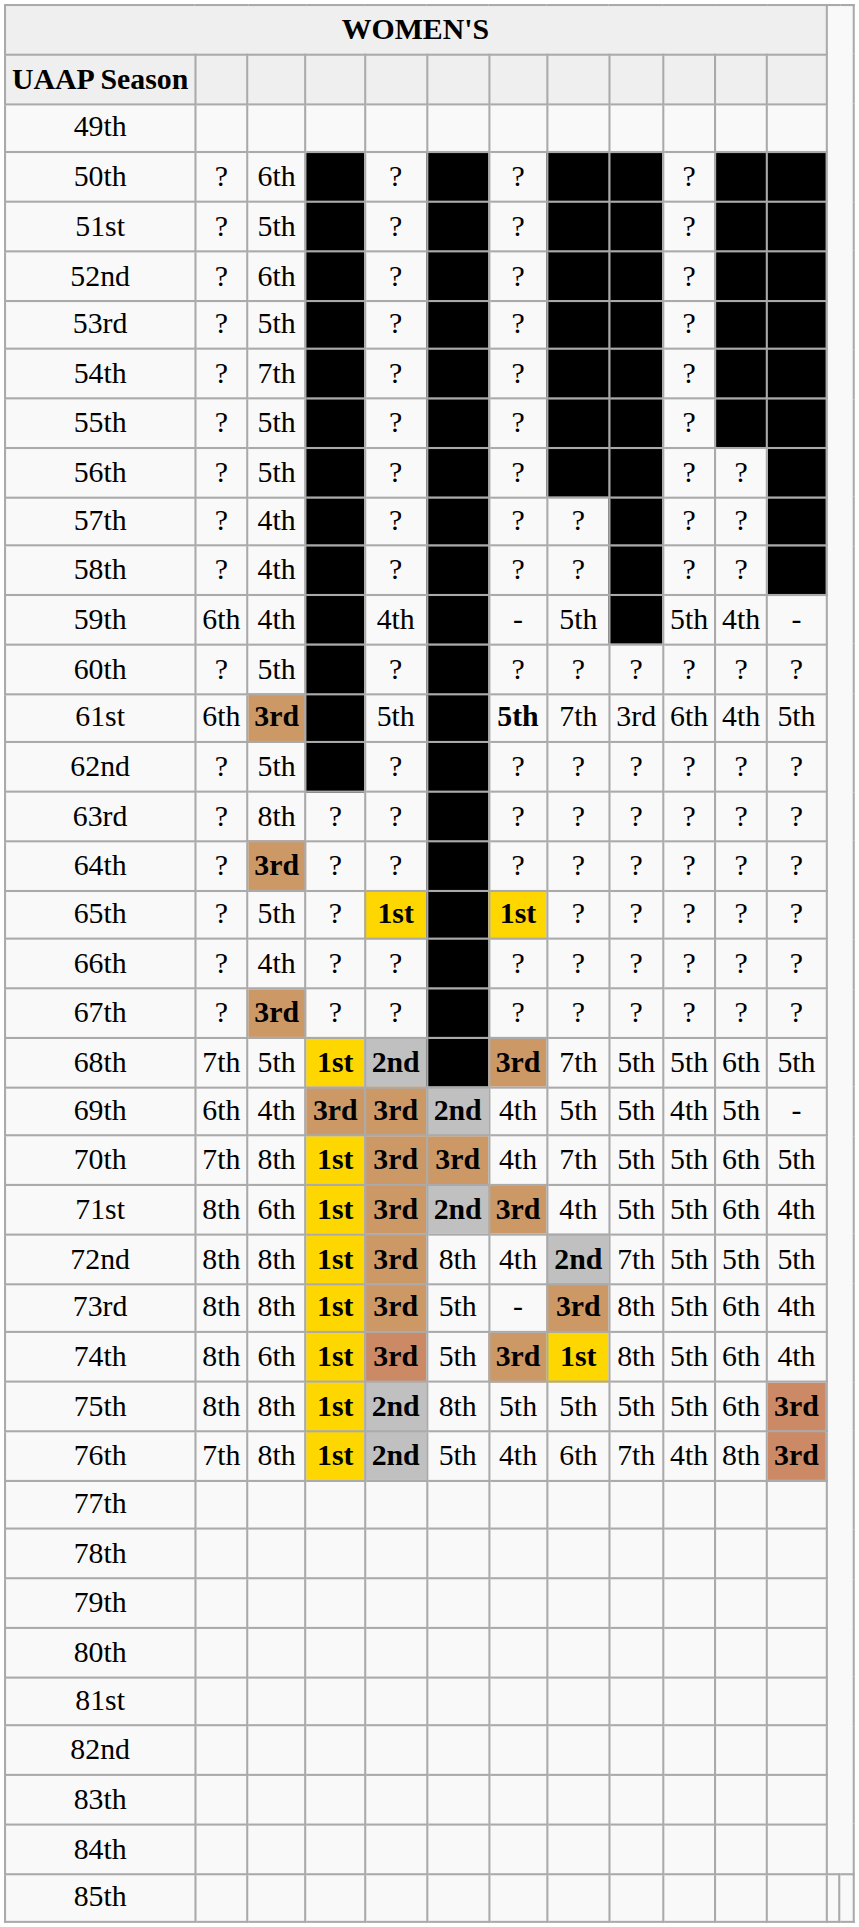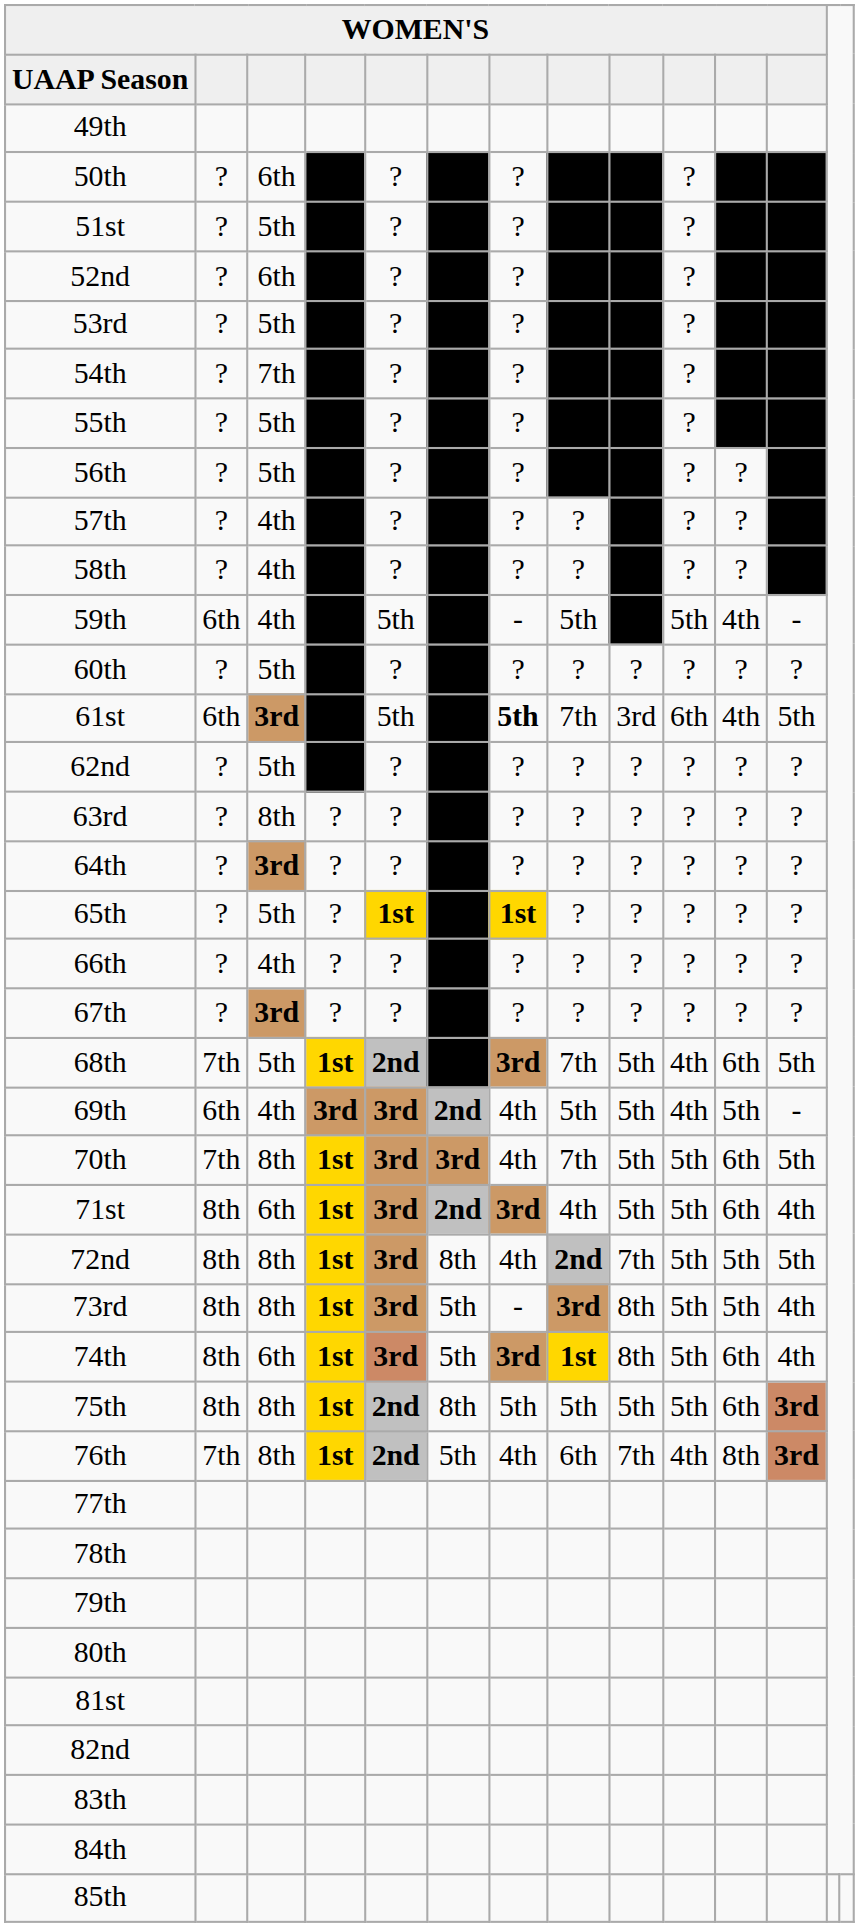(396, 619) 4th -> (396, 619) 5th
(689, 1061) 5th -> (689, 1061) 4th
(741, 1307) 6th -> (741, 1307) 5th
